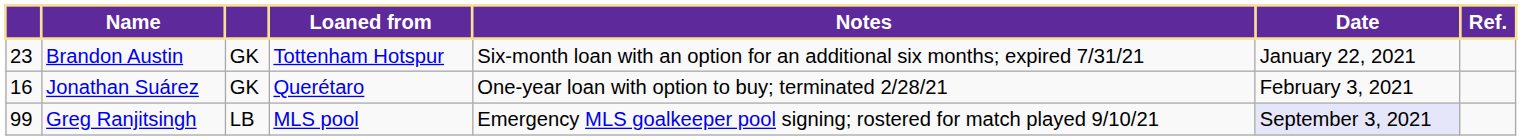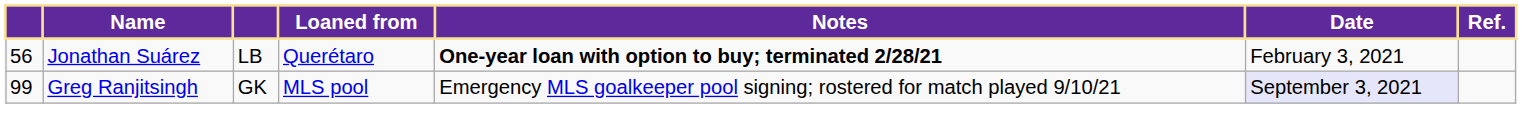- row: (115, 56)
(21, 88) 16 -> (21, 56) 56
(244, 88) GK -> (250, 56) LB
(713, 88) normal -> (691, 56) bold
(242, 120) LB -> (252, 88) GK
